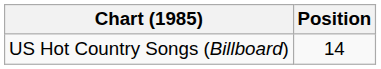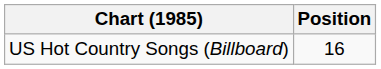(334, 49) 14 -> (334, 49) 16
